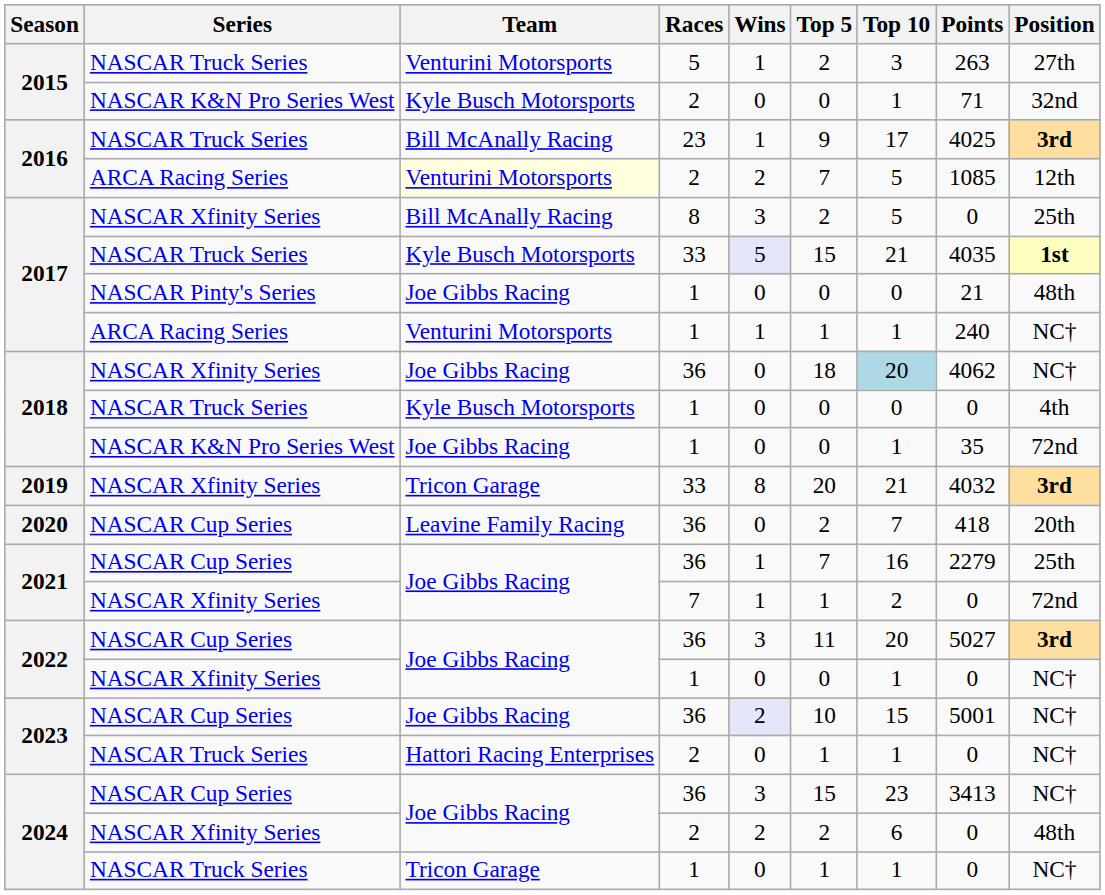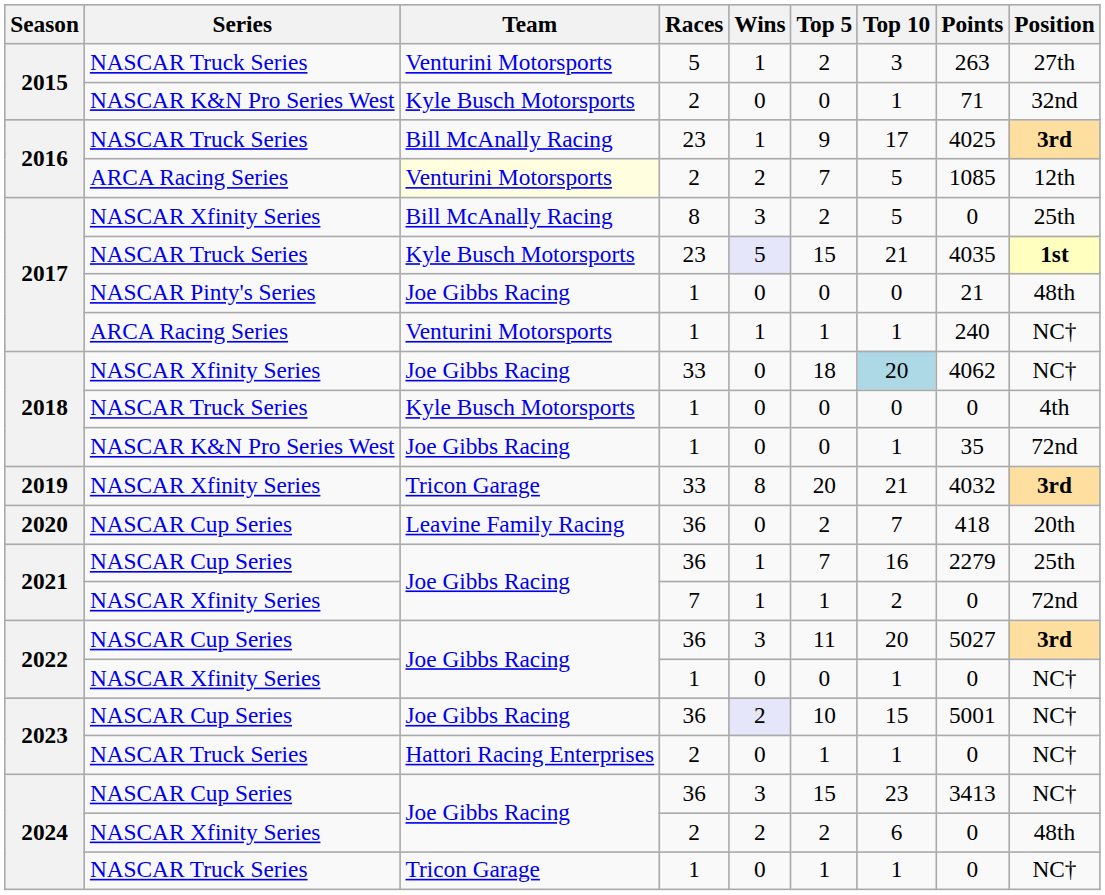(694, 254) 33 -> (694, 254) 23
(694, 370) 36 -> (694, 370) 33
